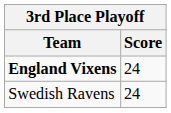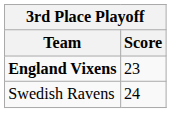(132, 68) 24 -> (132, 68) 23
